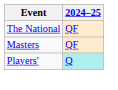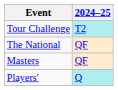+ row: (38, 28)
